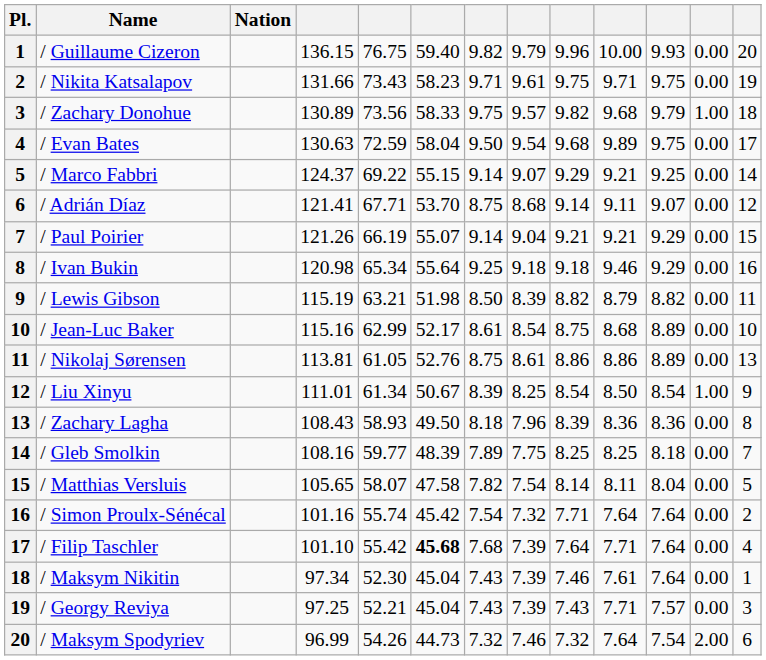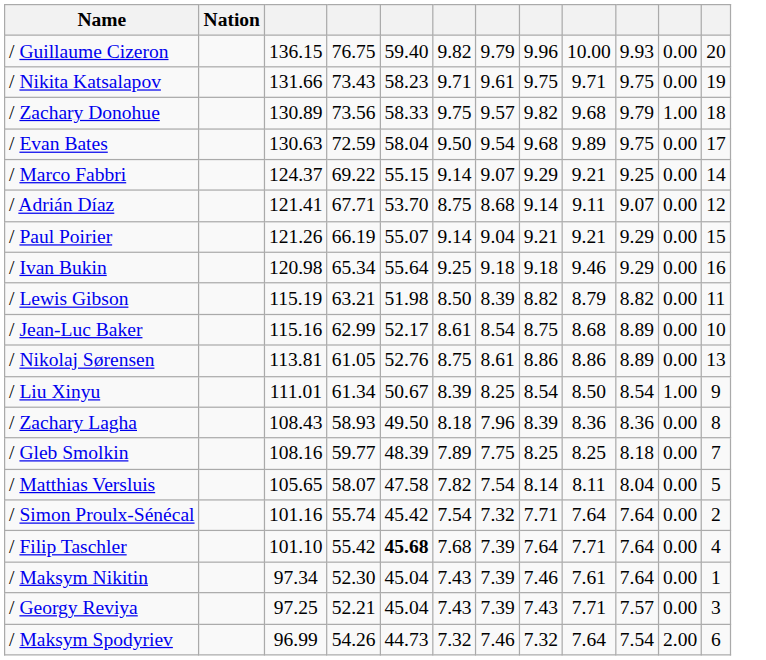- column: (20, 19)
